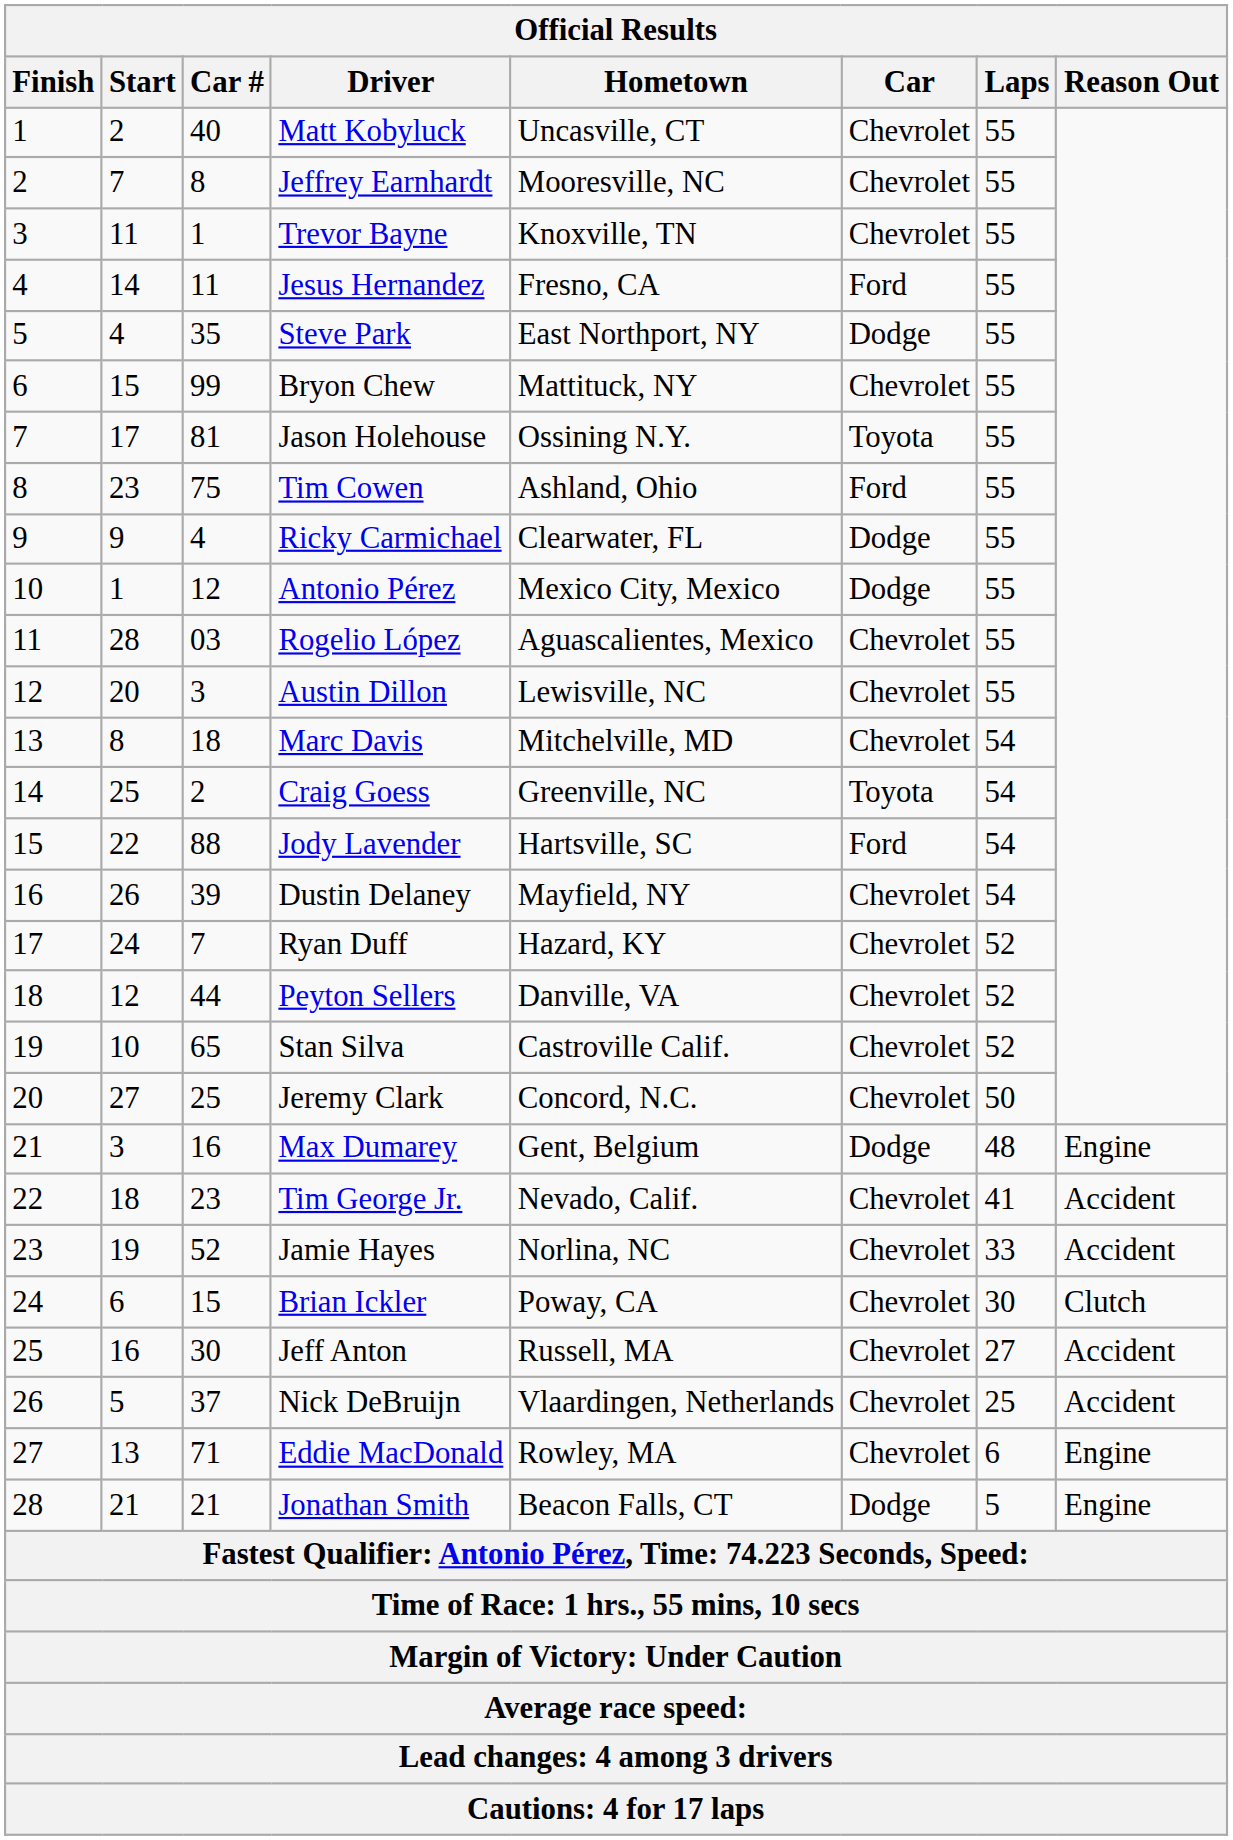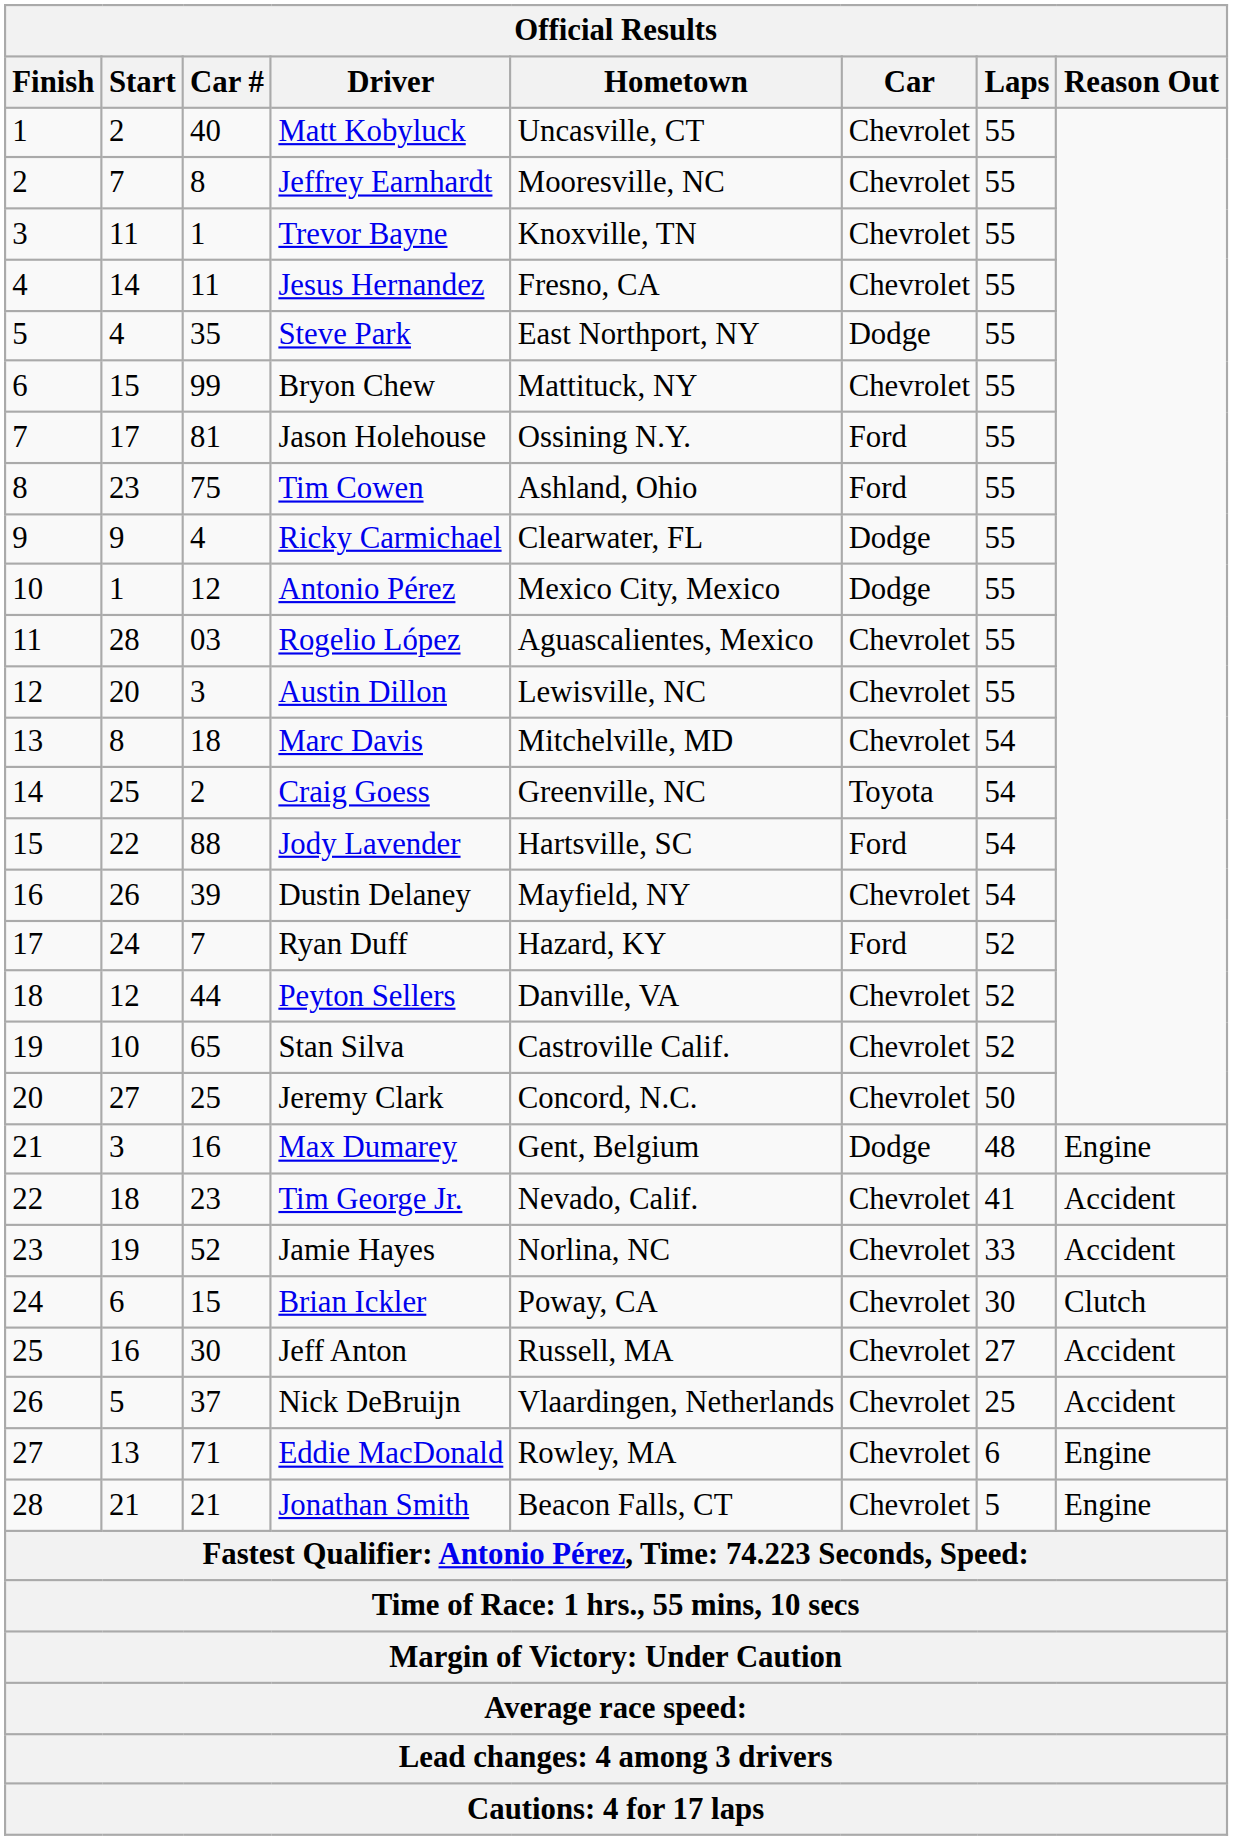(878, 284) Ford -> (909, 284) Chevrolet
(891, 436) Toyota -> (878, 436) Ford
(909, 945) Chevrolet -> (878, 945) Ford
(890, 1504) Dodge -> (909, 1504) Chevrolet
